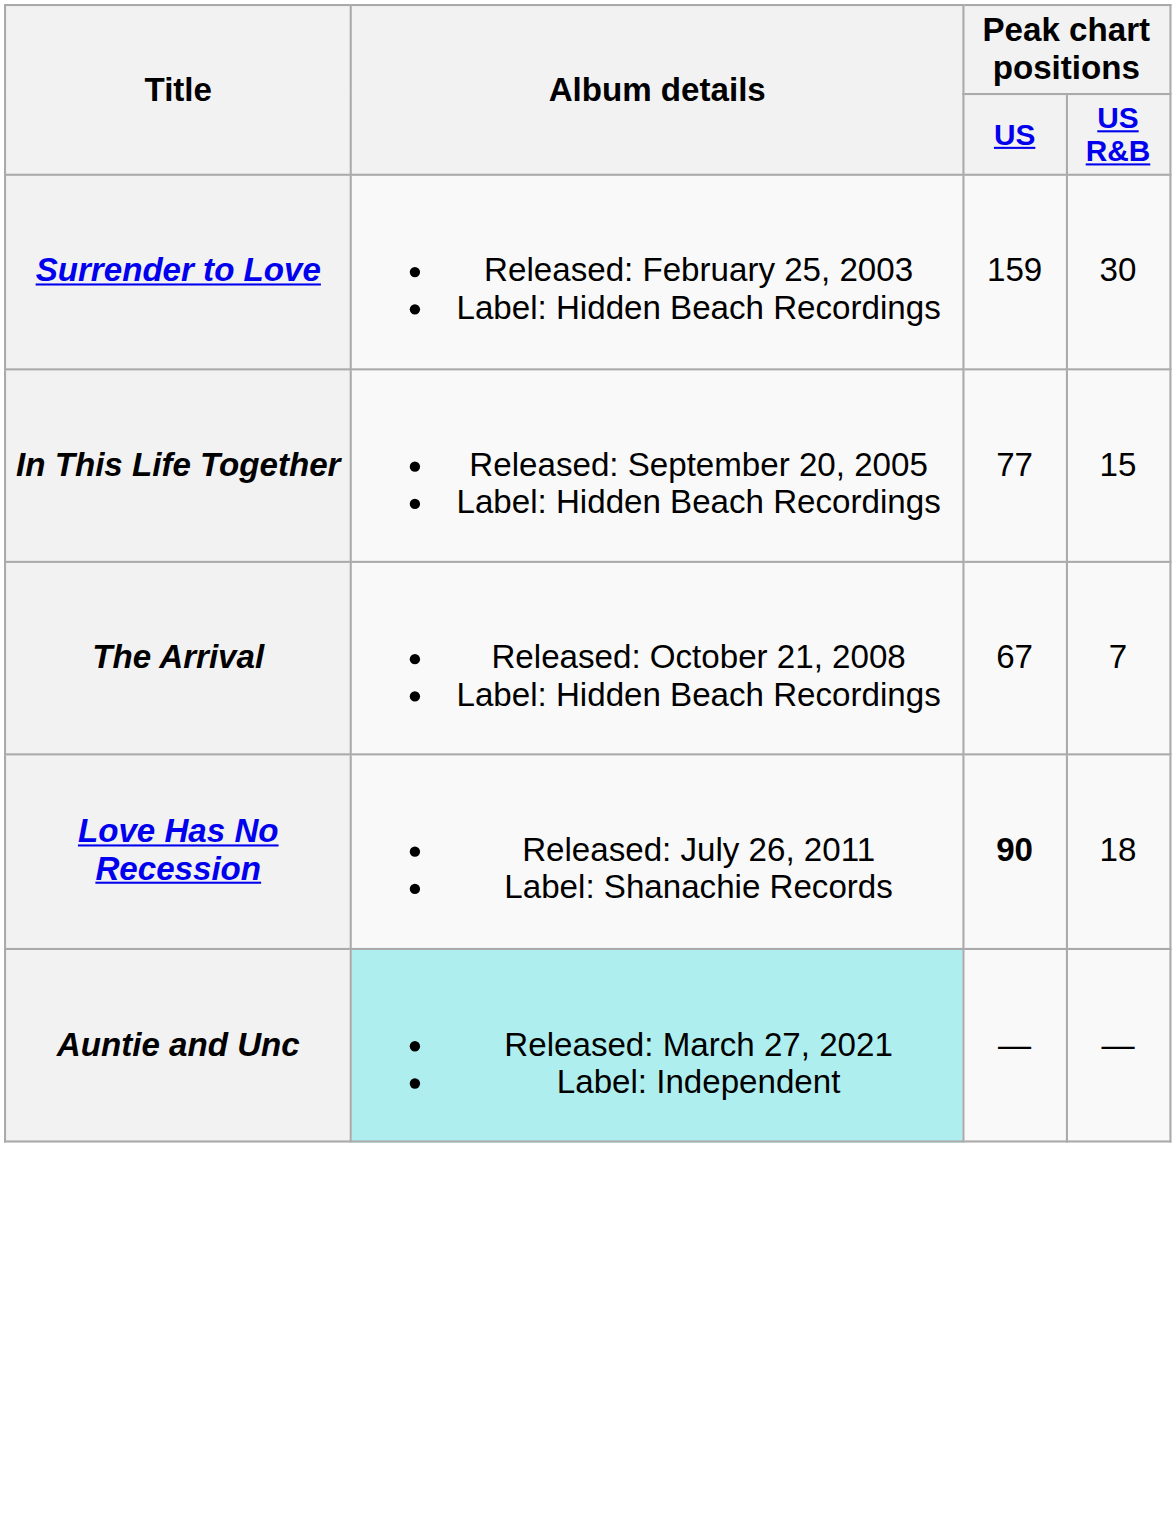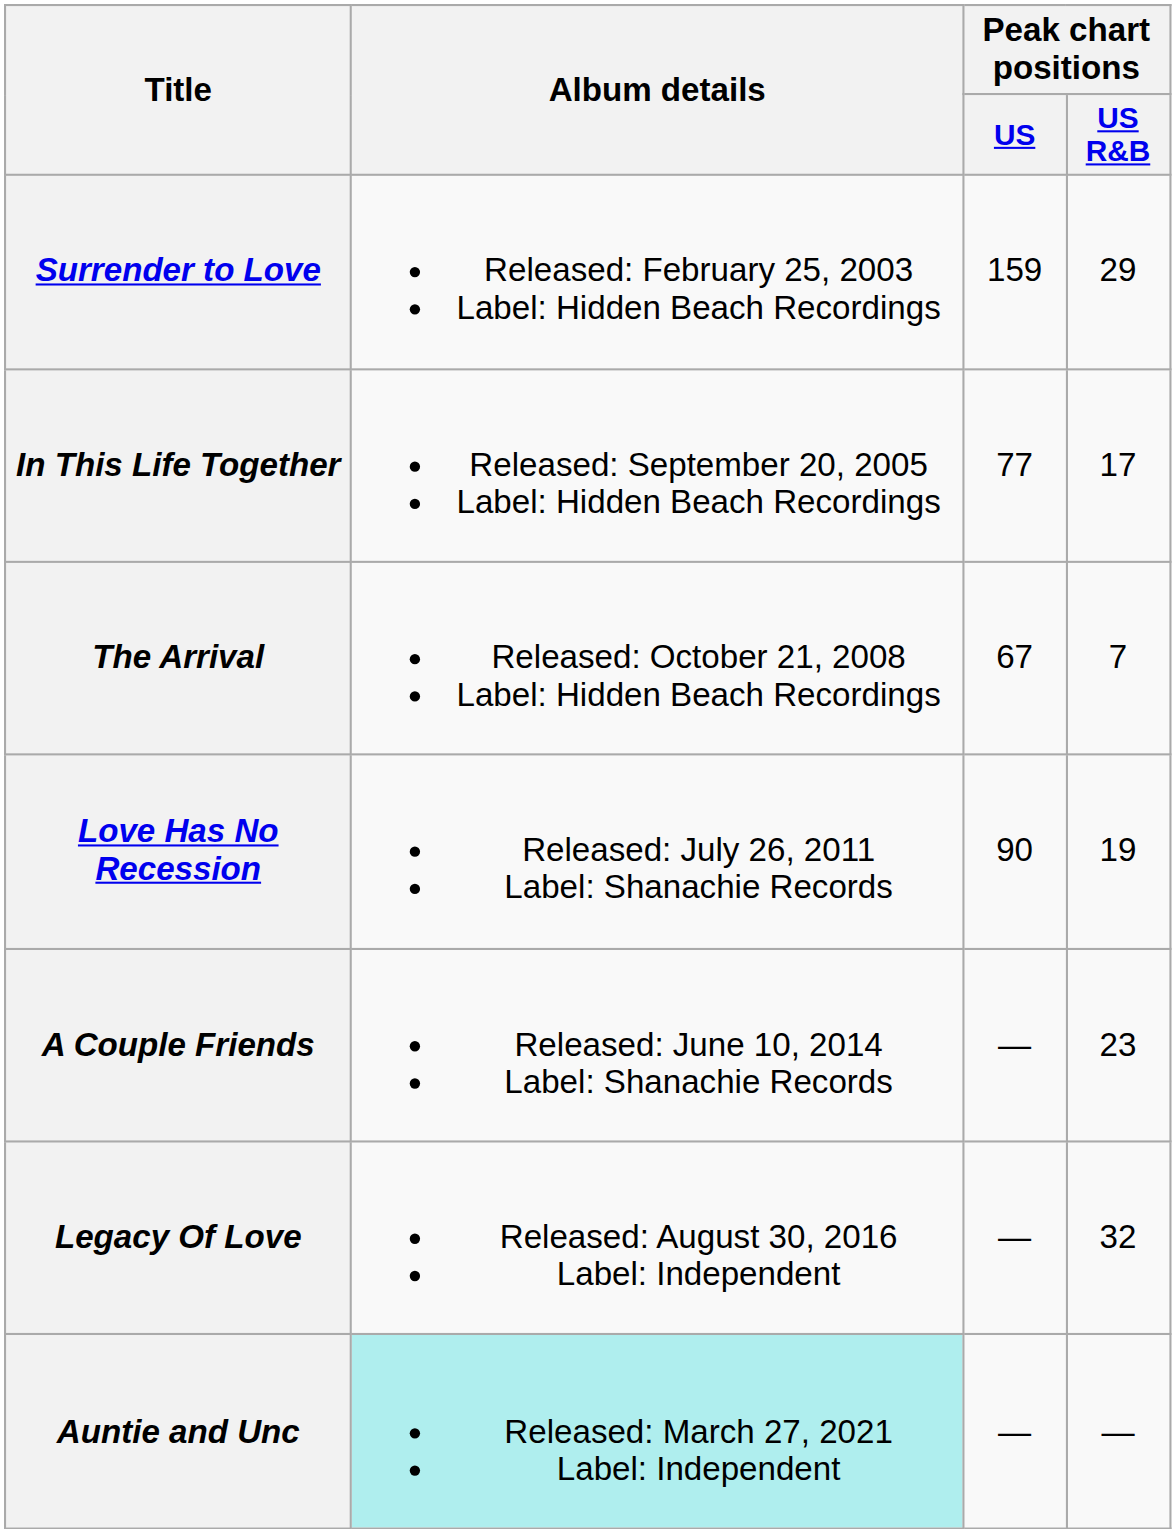(1118, 271) 30 -> (1118, 271) 29
(1118, 464) 15 -> (1118, 464) 17
(1015, 851) bold -> (1015, 851) normal
(1118, 851) 18 -> (1118, 851) 19
+ row: (178, 1044)
+ row: (178, 1237)
